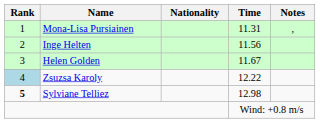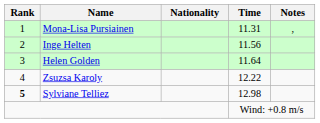(250, 61) 11.67 -> (250, 61) 11.64
(22, 77) lightblue background -> (22, 77) no background
